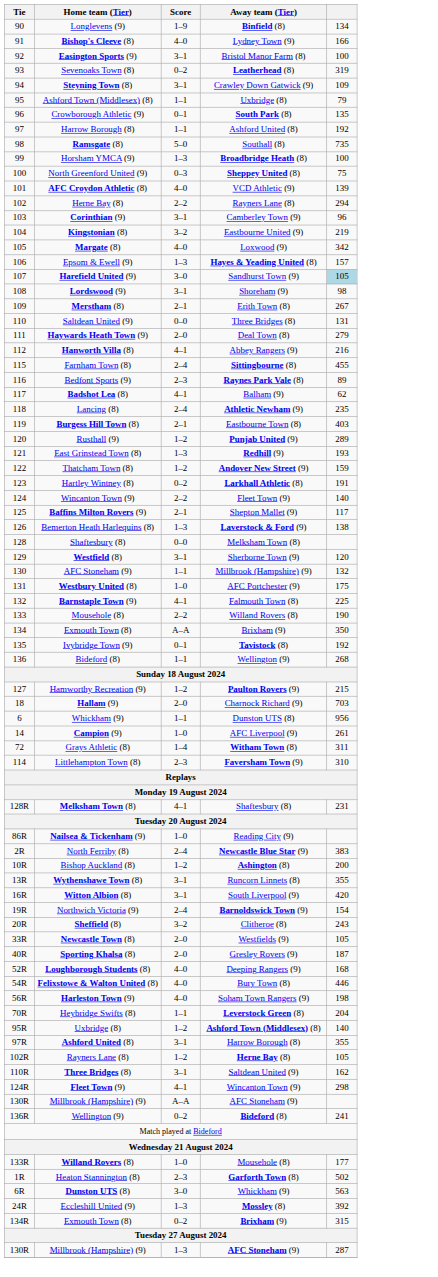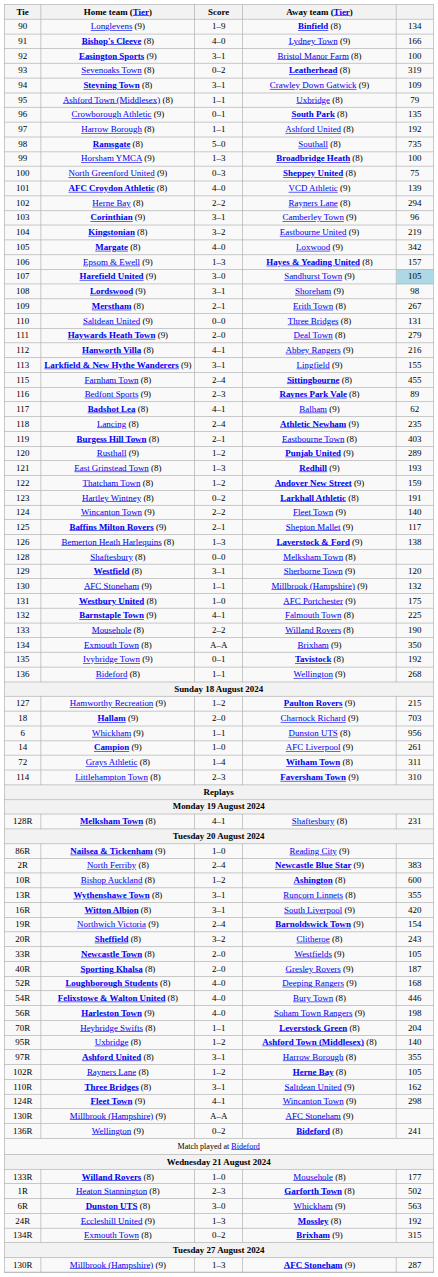+ row: (118, 365)
(342, 866) 200 -> (415, 881) 600
(342, 1206) 392 -> (415, 1221) 192
